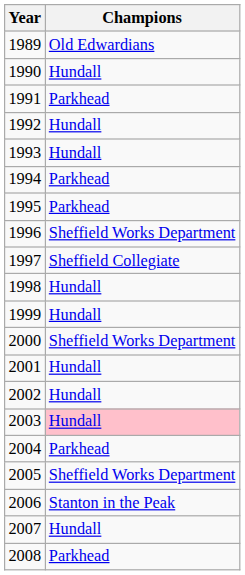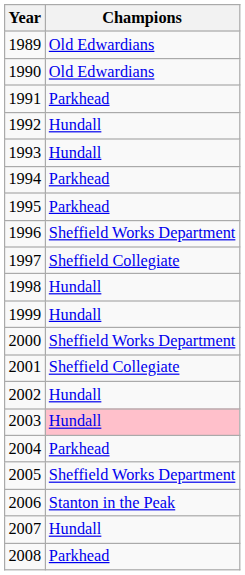(75, 71) Hundall -> (102, 71) Old Edwardians
(75, 367) Hundall -> (114, 367) Sheffield Collegiate
